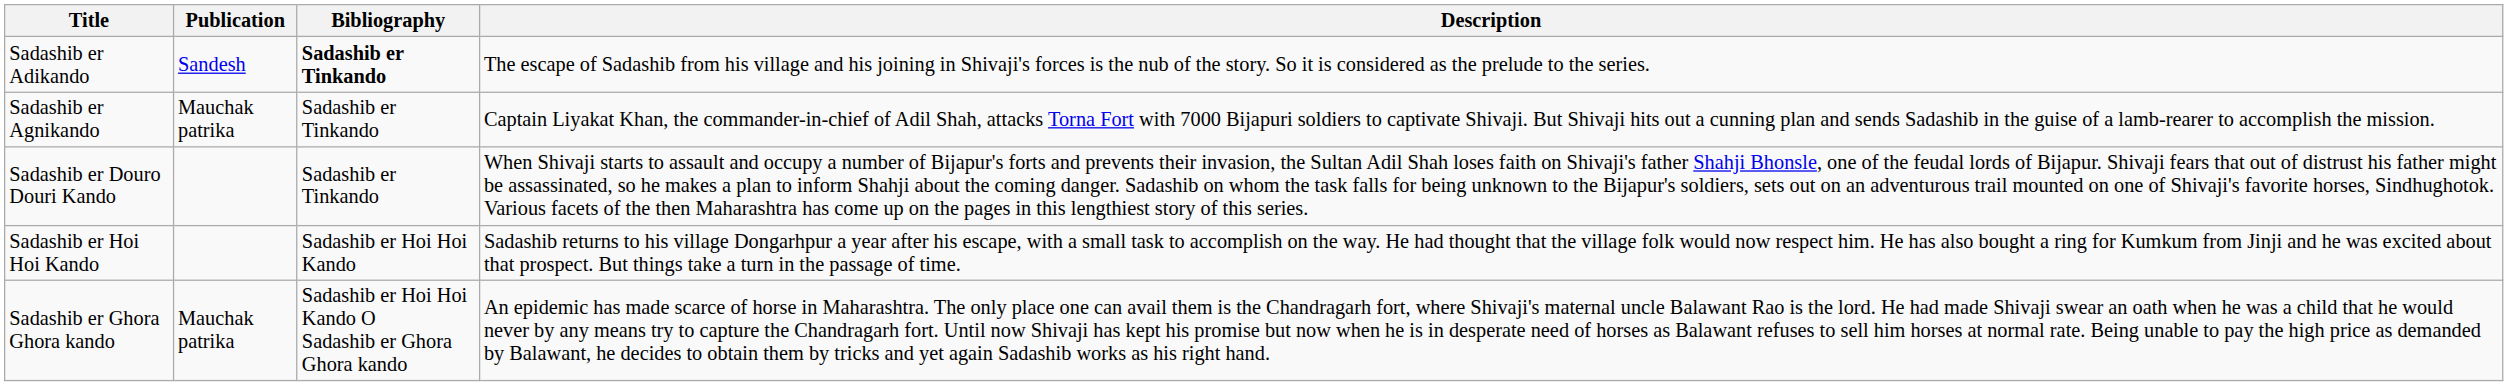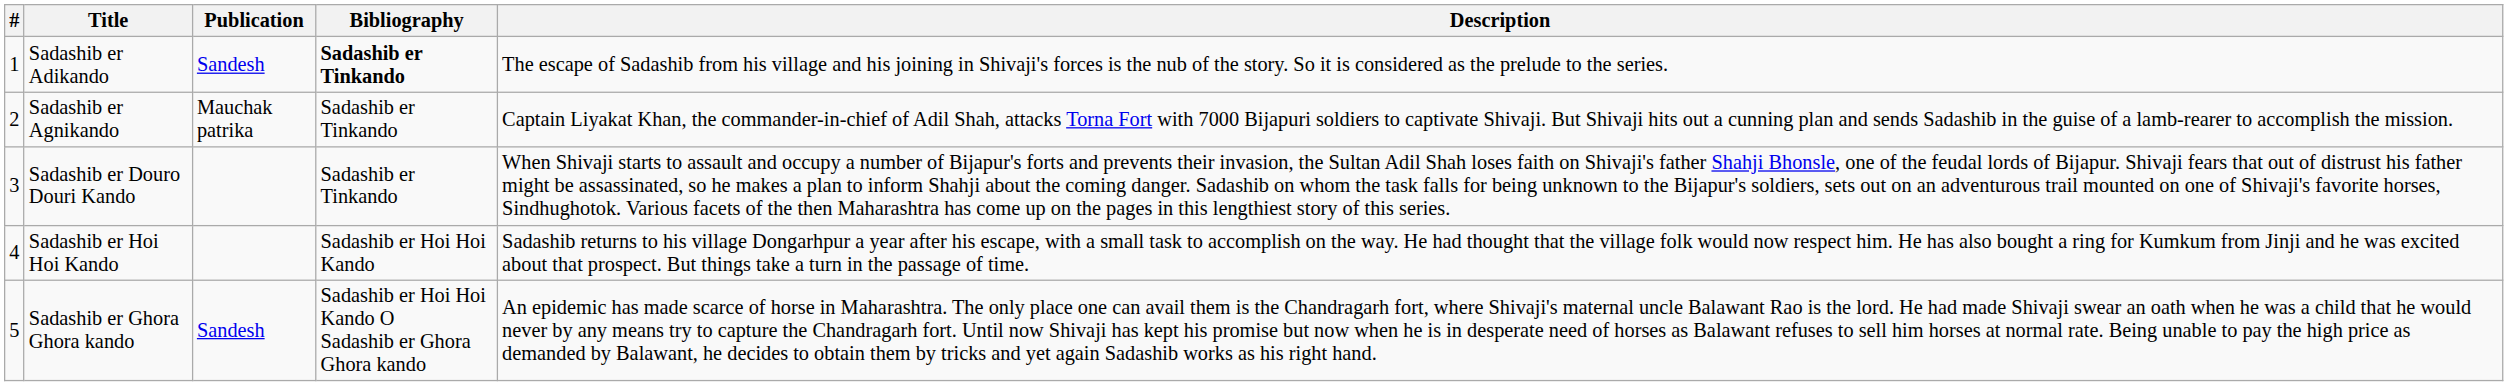+ column: (14, 20)
(216, 330) Mauchak patrika -> (231, 330) Sandesh
